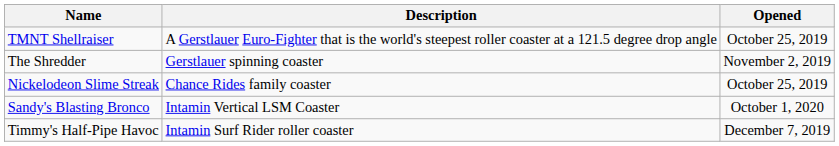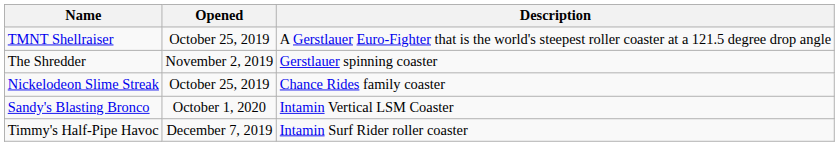columns swapped: (777, 15) <-> (441, 15)
